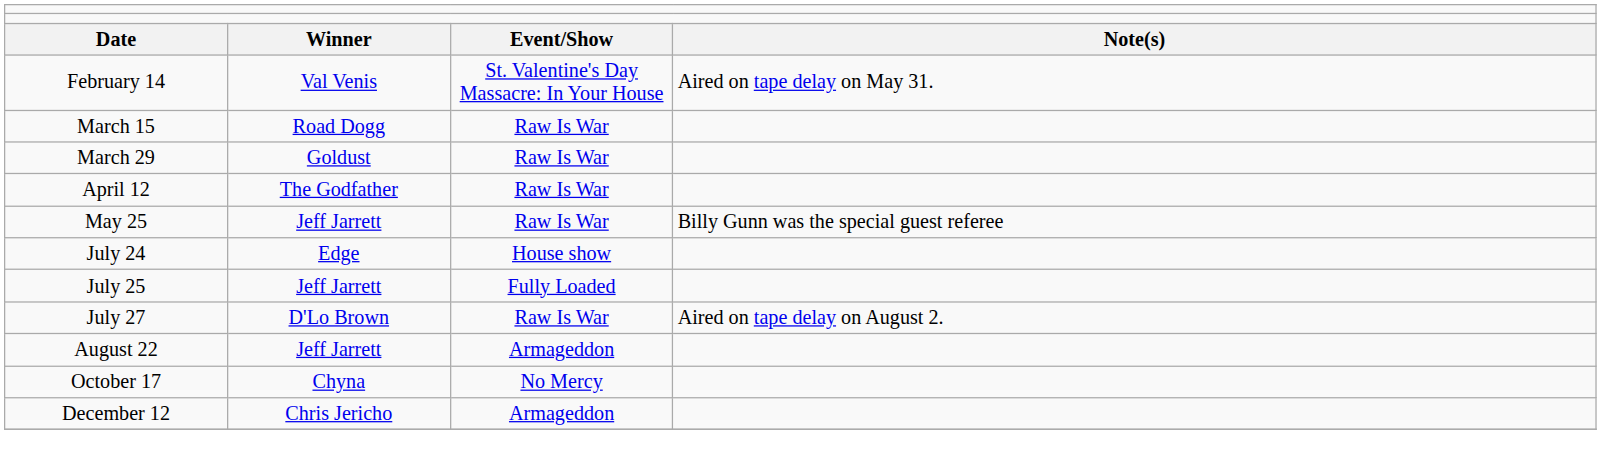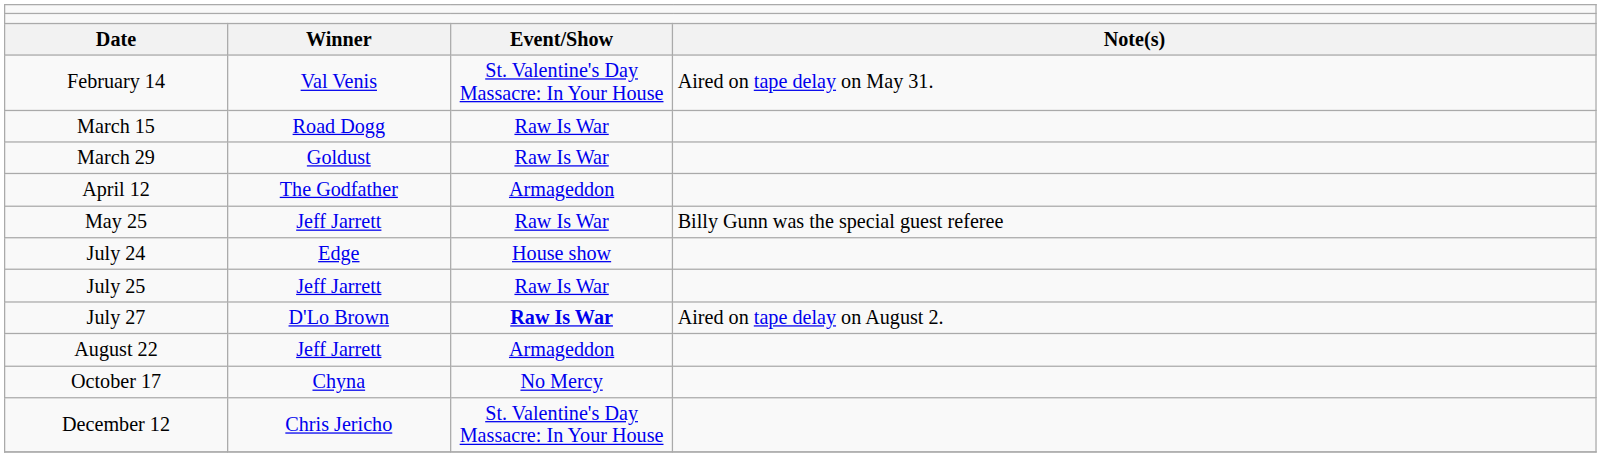(562, 189) Raw Is War -> (562, 189) Armageddon
(562, 285) Fully Loaded -> (562, 285) Raw Is War
(562, 317) normal -> (562, 317) bold
(562, 413) Armageddon -> (562, 424) St. Valentine's Day Massacre: In Your House
